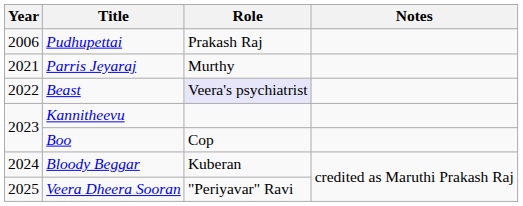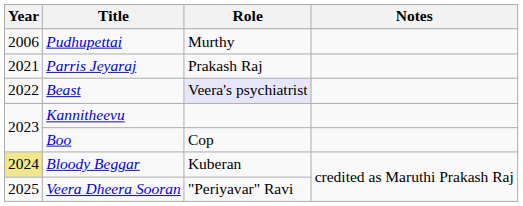(225, 41) Prakash Raj -> (211, 41) Murthy
(211, 66) Murthy -> (225, 66) Prakash Raj
(24, 164) no background -> (24, 164) khaki background
